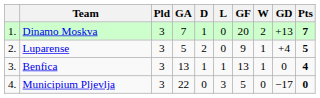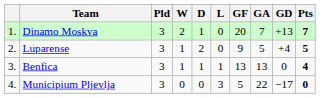columns swapped: (263, 13) <-> (184, 13)
